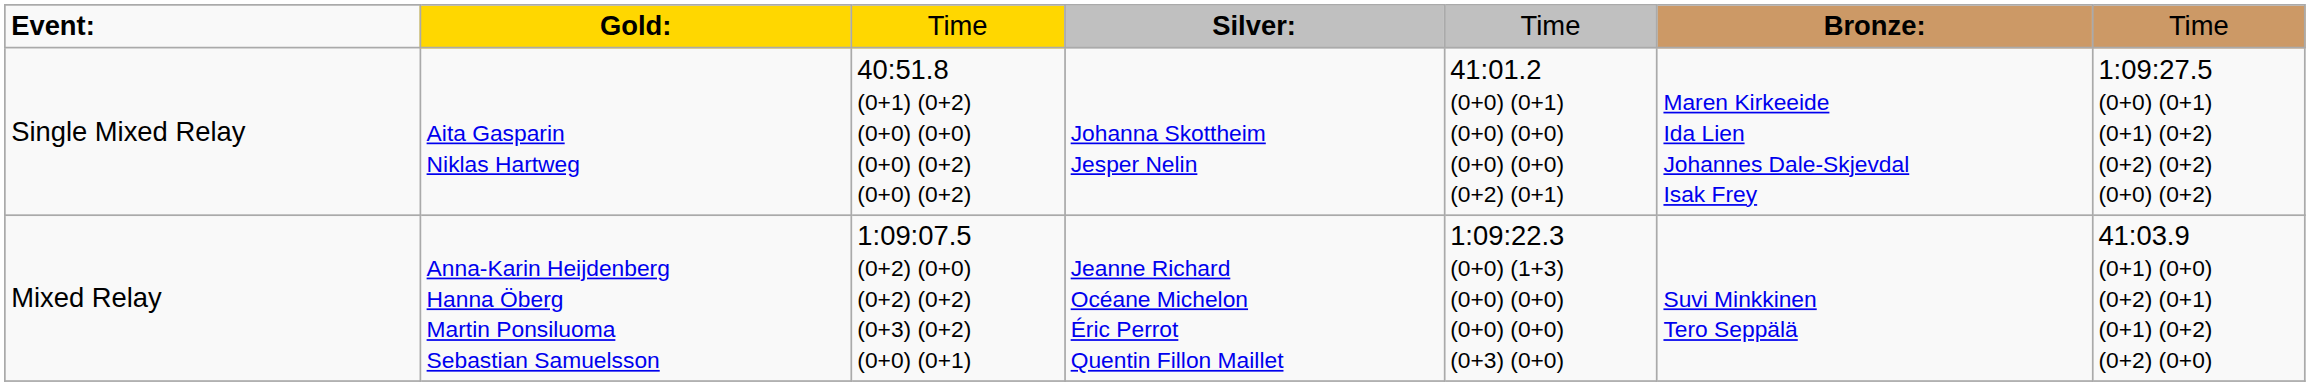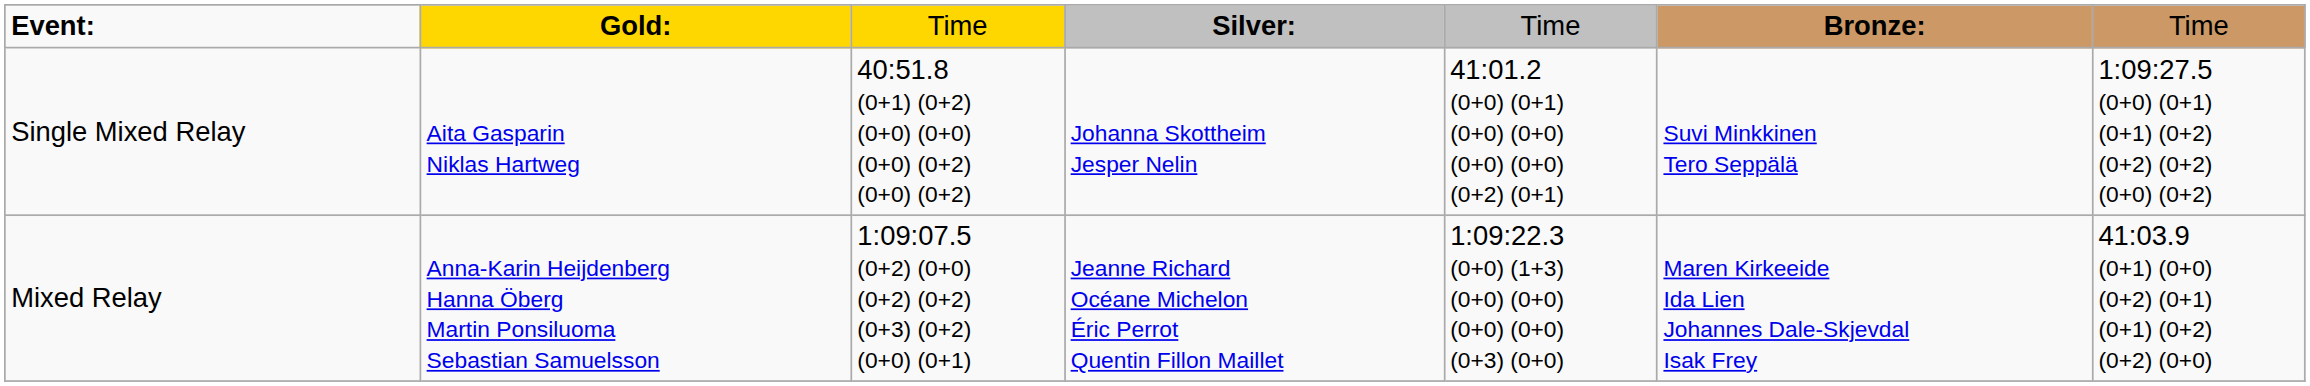(1786, 148) Maren Kirkeeide Ida Lien Johannes Dale-Skjevdal Isak Frey -> (1740, 148) Suvi Minkkinen Tero Seppälä
(1740, 314) Suvi Minkkinen Tero Seppälä -> (1786, 314) Maren Kirkeeide Ida Lien Johannes Dale-Skjevdal Isak Frey
